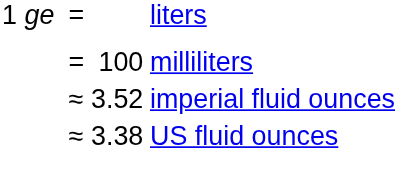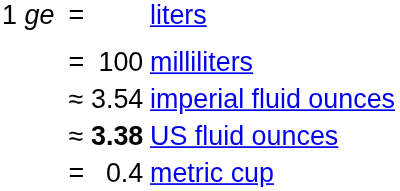(117, 98) 3.52 -> (117, 98) 3.54
(117, 135) normal -> (117, 135) bold
+ row: (212, 172)
